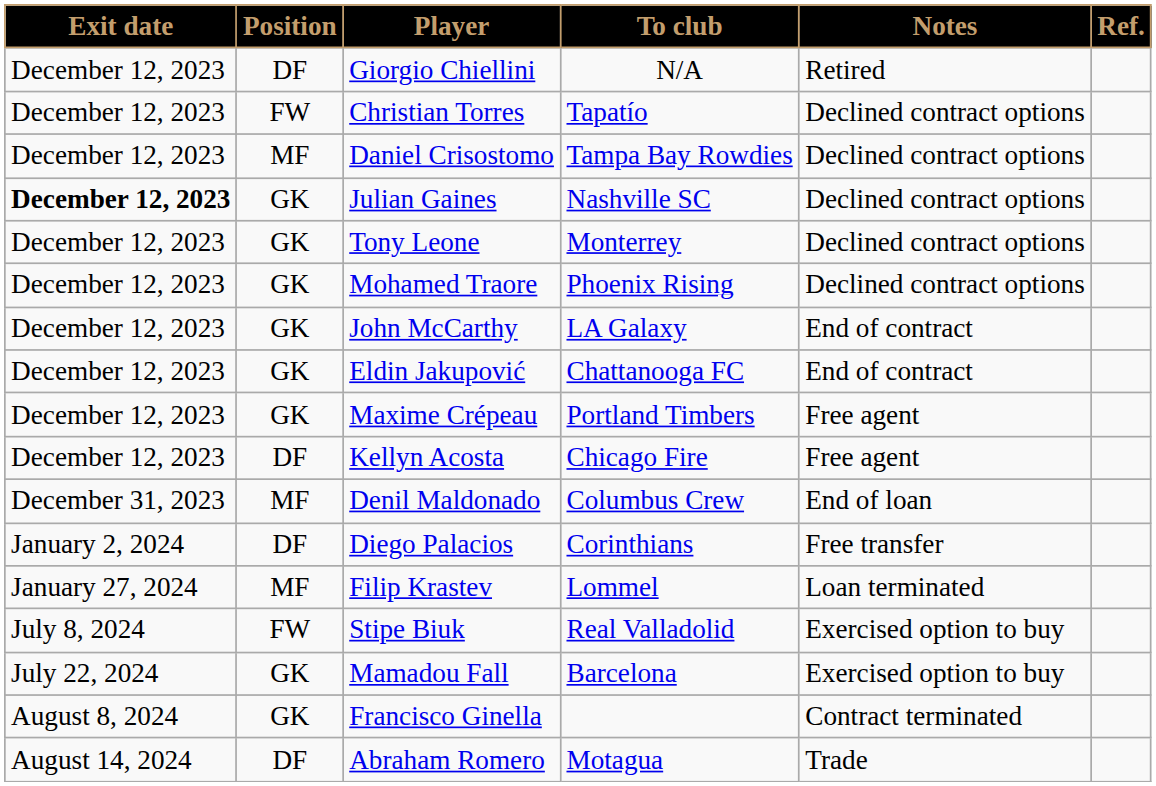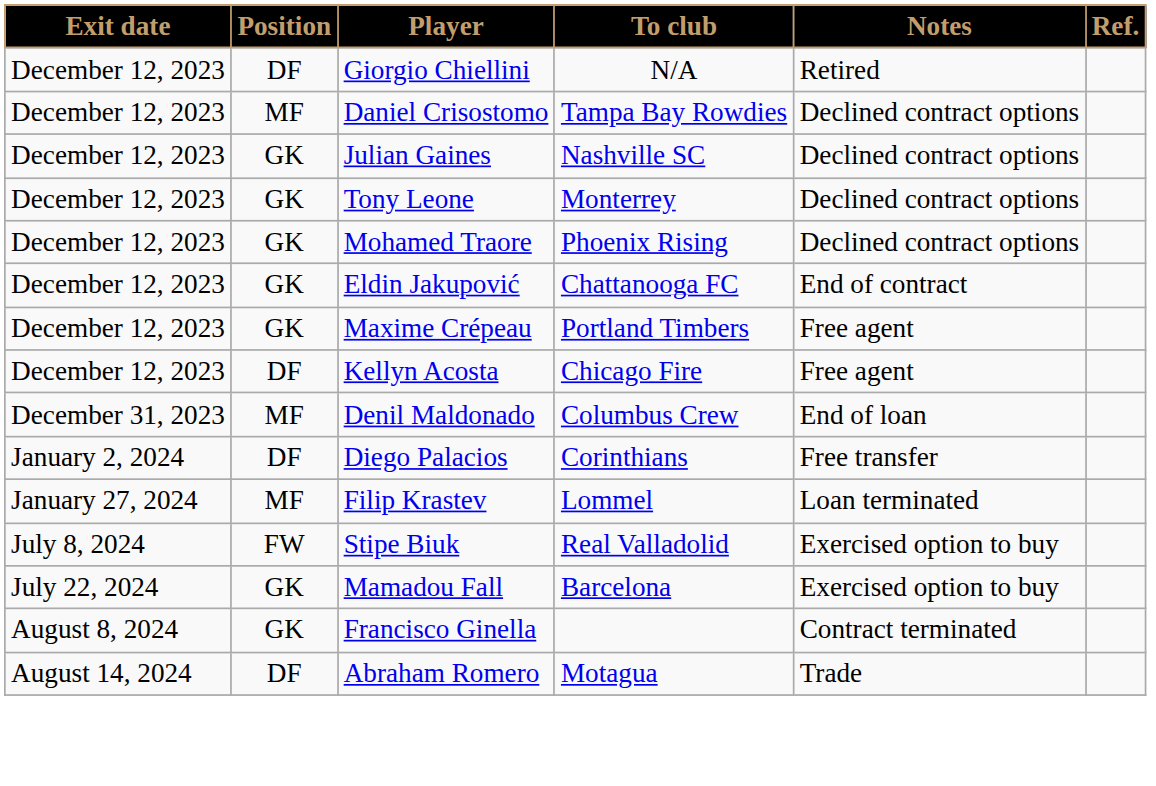- row: (437, 112)
(121, 198) bold -> (118, 155) normal
- row: (433, 328)
